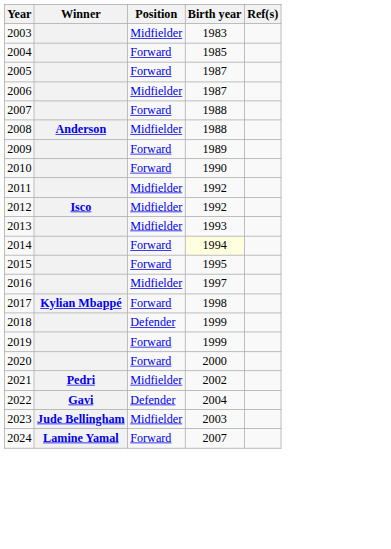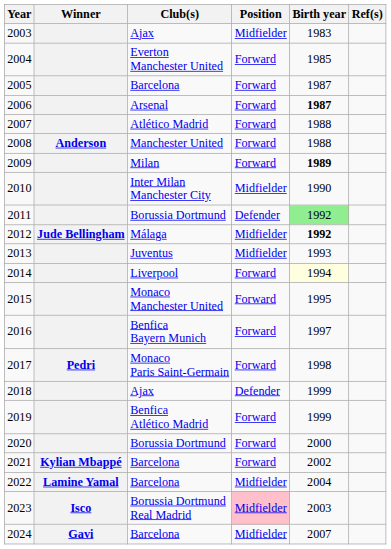+ column: (180, 14)
(156, 91) Midfielder -> (255, 104) Forward
(215, 91) normal -> (319, 104) bold
(156, 129) Midfielder -> (255, 143) Forward
(215, 149) normal -> (319, 162) bold
(151, 168) Forward -> (261, 188) Midfielder
(156, 187) Midfielder -> (257, 215) Defender
(215, 187) no background -> (319, 215) lightgreen background
(81, 206) Isco -> (81, 234) Jude Bellingham
(215, 206) normal -> (319, 234) bold
(156, 284) Midfielder -> (255, 332) Forward
(81, 303) Kylian Mbappé -> (81, 364) Pedri
(81, 380) Pedri -> (81, 462) Kylian Mbappé
(156, 380) Midfielder -> (255, 462) Forward
(81, 399) Gavi -> (81, 481) Lamine Yamal
(153, 399) Defender -> (261, 481) Midfielder
(81, 419) Jude Bellingham -> (81, 508) Isco
(156, 419) no background -> (261, 508) pink background
(81, 438) Lamine Yamal -> (81, 534) Gavi
(151, 438) Forward -> (261, 534) Midfielder
